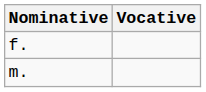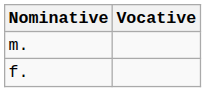rows swapped: (19, 72) <-> (19, 45)
